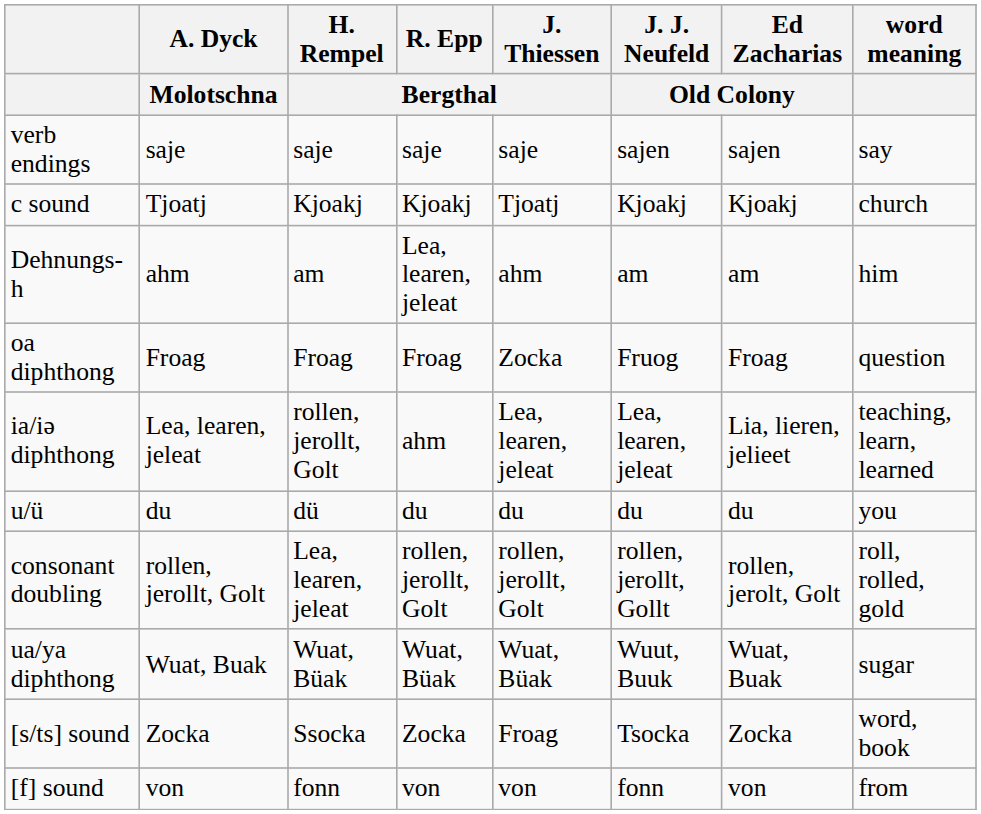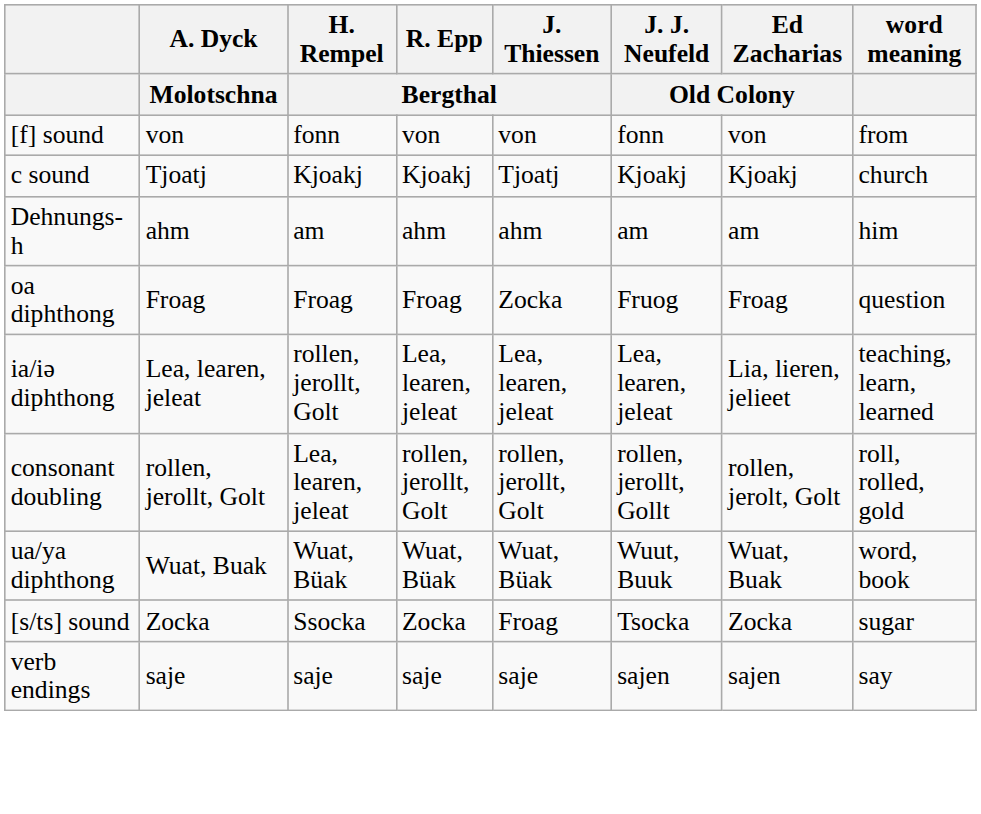rows swapped: (51, 149) <-> (57, 788)
(436, 273) Lea, learen, jeleat -> (424, 230) ahm
(424, 441) ahm -> (436, 383) Lea, learen, jeleat
- row: (27, 510)
(886, 663) sugar -> (888, 565) word, book
(888, 733) word, book -> (886, 620) sugar
